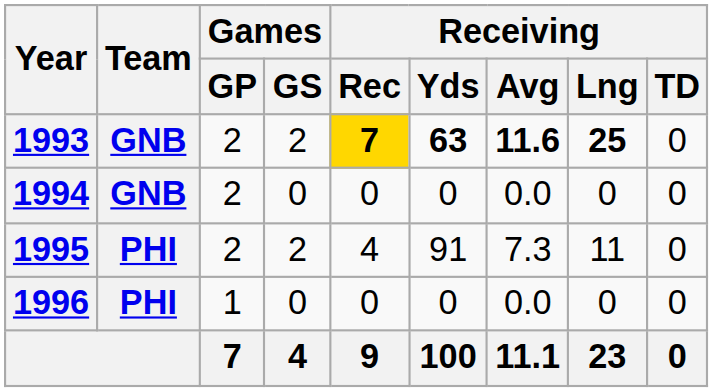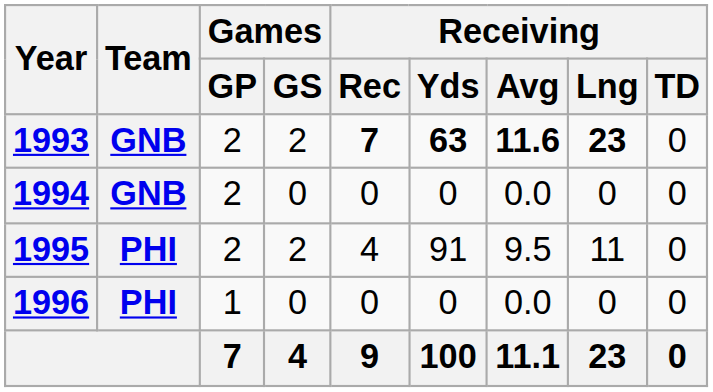(370, 140) gold background -> (370, 140) no background
(607, 140) 25 -> (607, 140) 23
(528, 248) 7.3 -> (528, 248) 9.5
